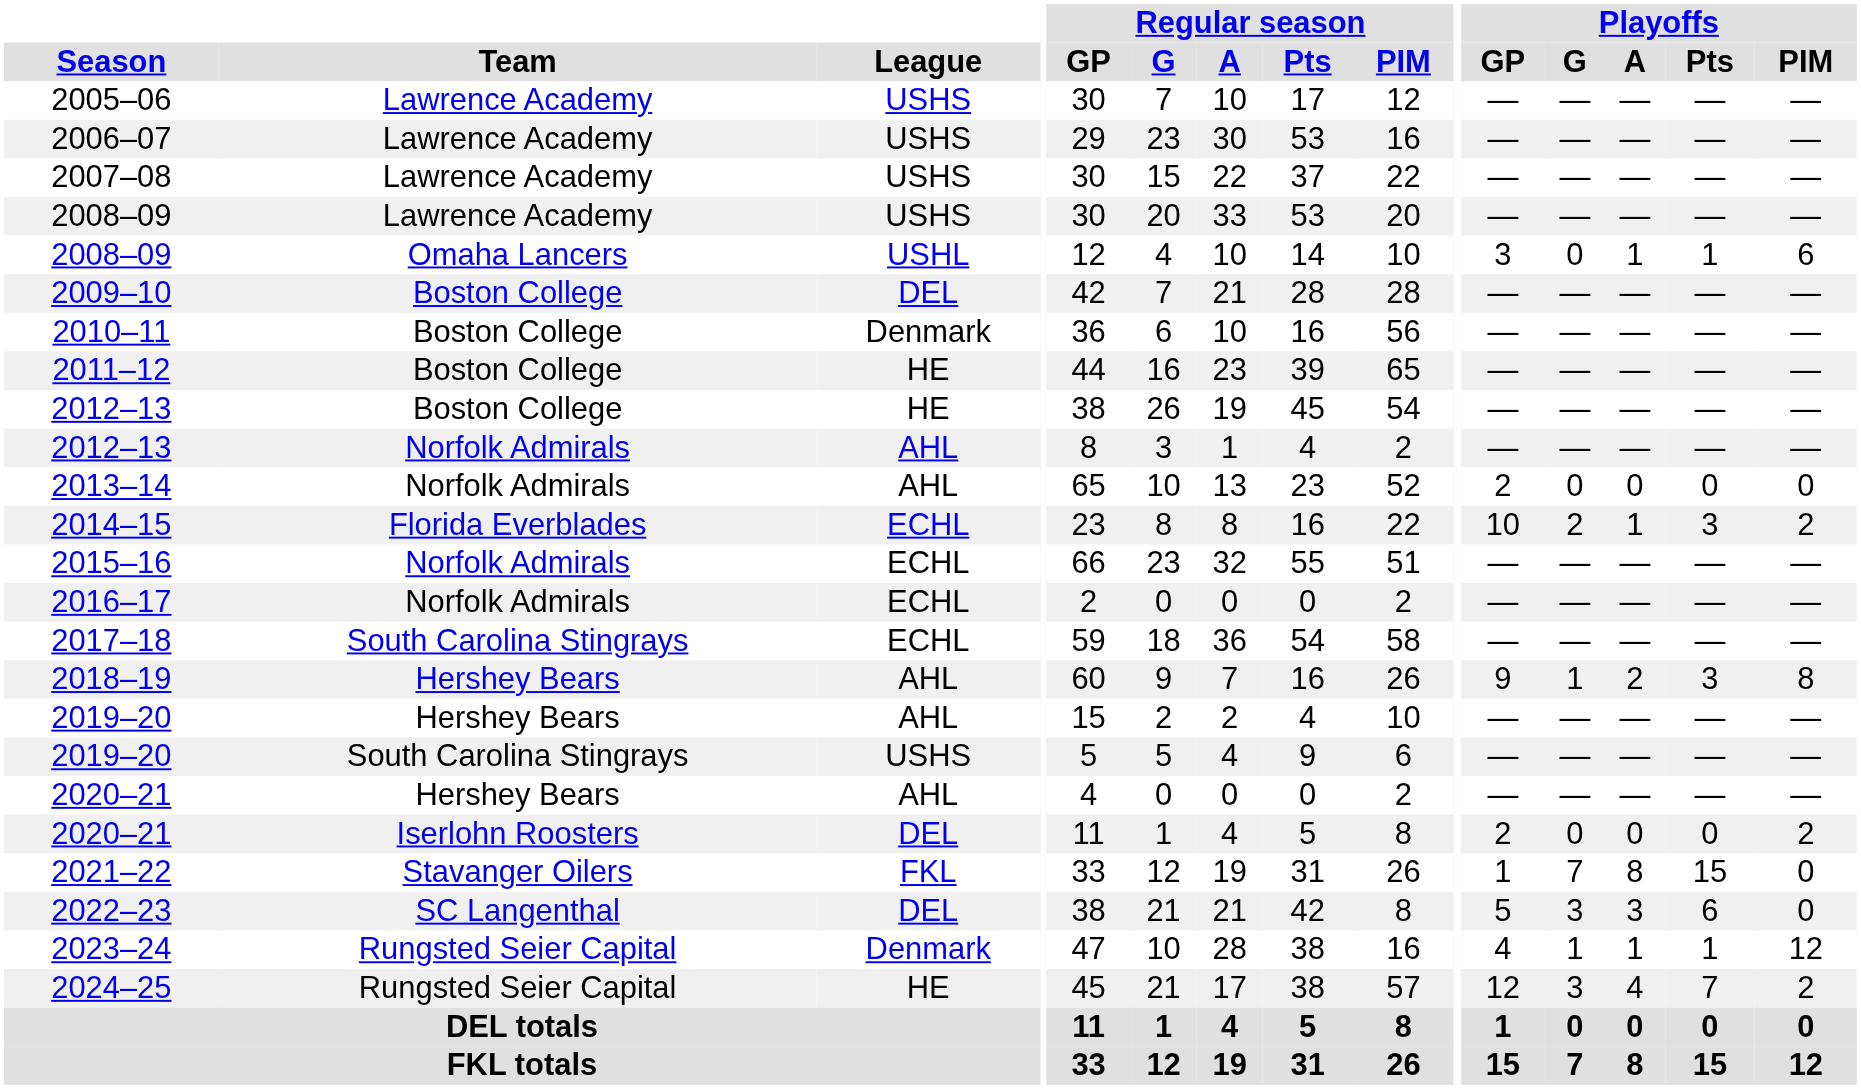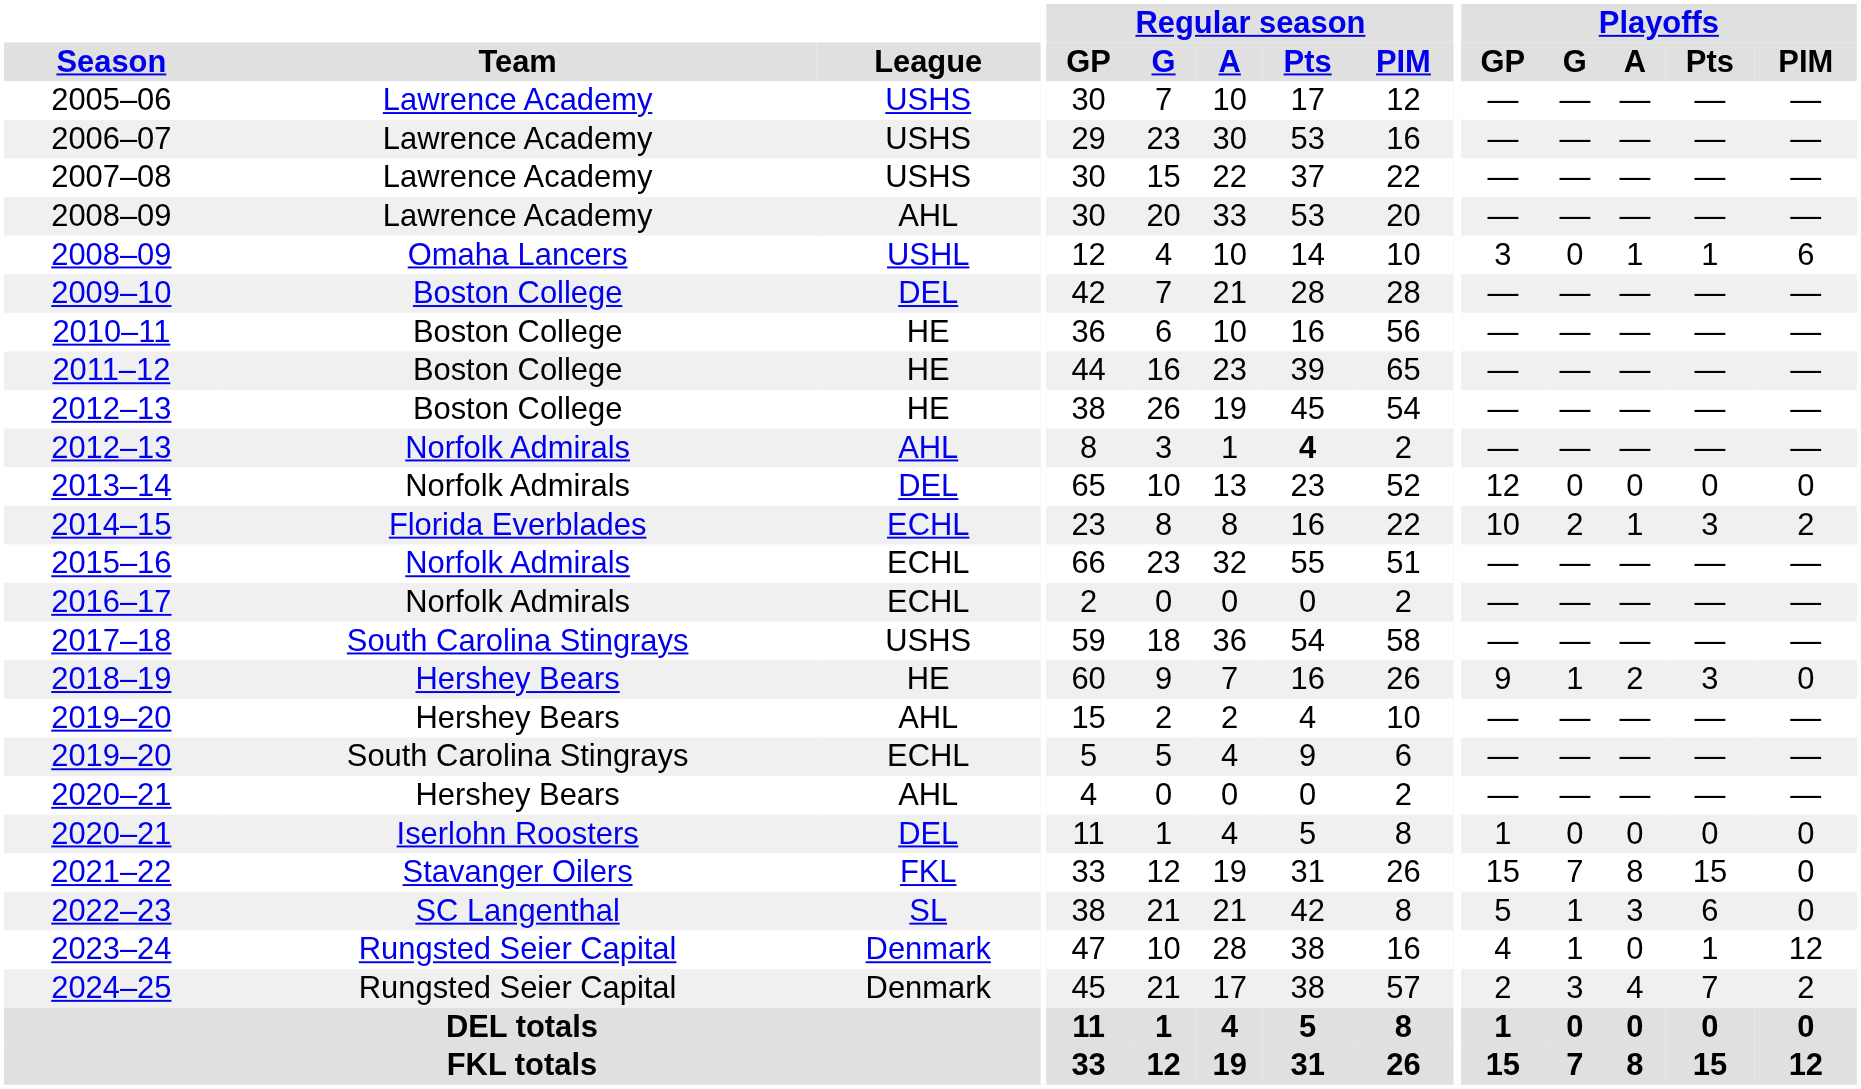(928, 215) USHS -> (928, 215) AHL
(928, 331) Denmark -> (928, 331) HE
(1308, 447) normal -> (1308, 447) bold
(928, 486) AHL -> (928, 486) DEL
(1503, 486) 2 -> (1503, 486) 12
(928, 640) ECHL -> (928, 640) USHS
(928, 679) AHL -> (928, 679) HE
(1806, 679) 8 -> (1806, 679) 0
(928, 756) USHS -> (928, 756) ECHL
(1503, 833) 2 -> (1503, 833) 1
(1806, 833) 2 -> (1806, 833) 0
(1503, 872) 1 -> (1503, 872) 15
(928, 910) DEL -> (928, 910) SL
(1575, 910) 3 -> (1575, 910) 1
(1635, 949) 1 -> (1635, 949) 0
(928, 987) HE -> (928, 987) Denmark
(1503, 987) 12 -> (1503, 987) 2
